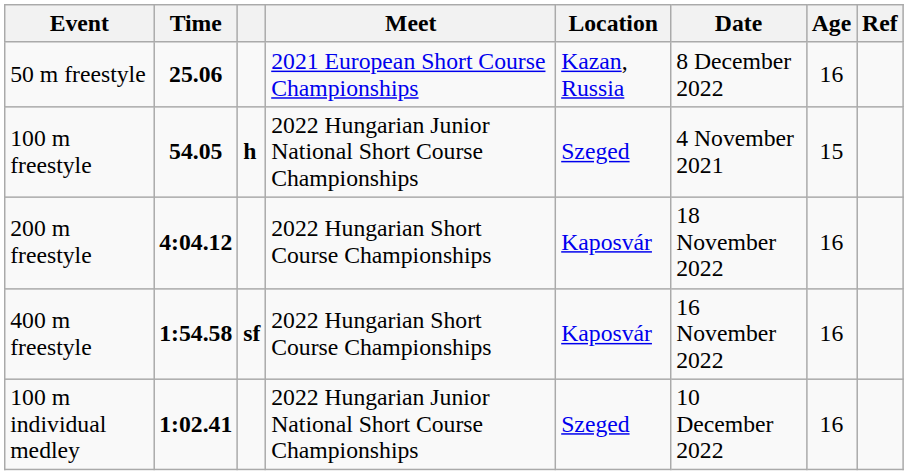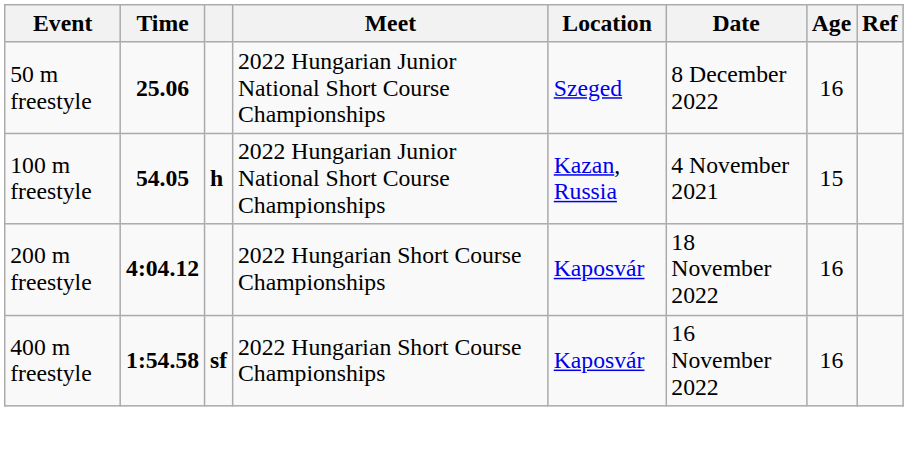(408, 74) 2021 European Short Course Championships -> (347, 87) 2022 Hungarian Junior National Short Course Championships
(594, 74) Kazan, Russia -> (588, 87) Szeged
(595, 151) Szeged -> (587, 178) Kazan, Russia
- row: (58, 424)
